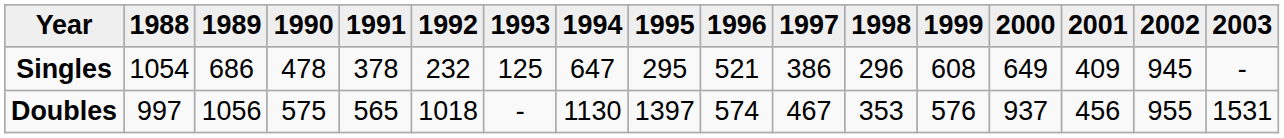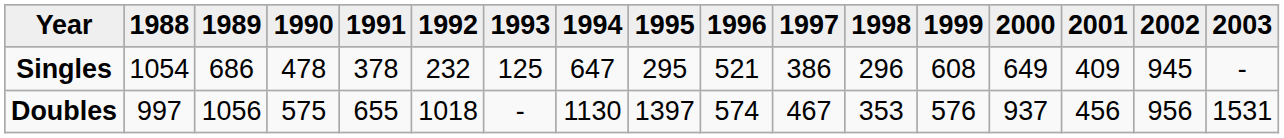(376, 111) 565 -> (376, 111) 655
(1170, 111) 955 -> (1170, 111) 956
